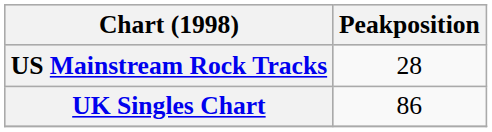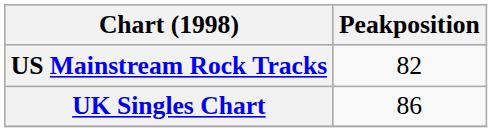(409, 65) 28 -> (409, 65) 82
